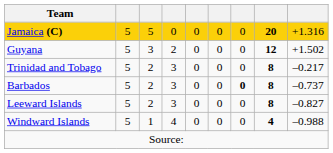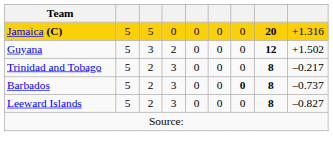- row: (48, 121)
